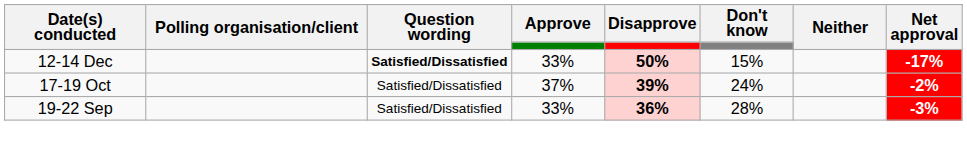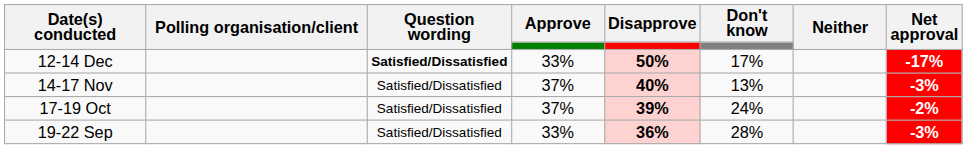(747, 61) 15% -> (747, 61) 17%
+ row: (75, 85)
